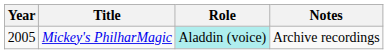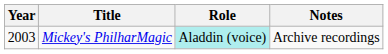(22, 37) 2005 -> (22, 37) 2003
